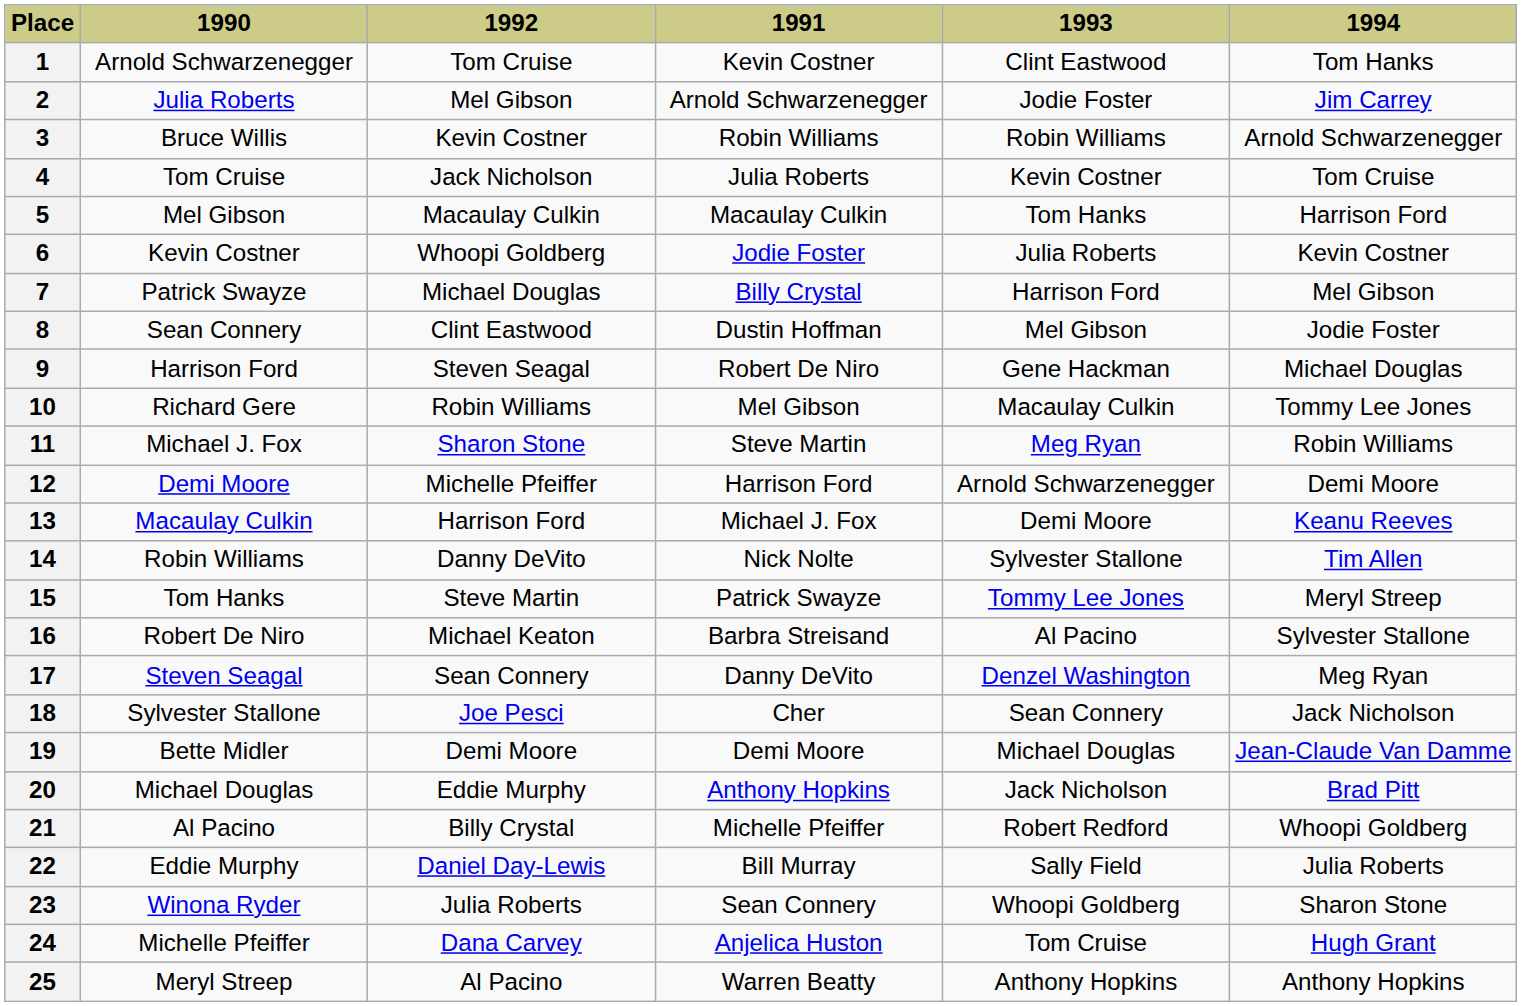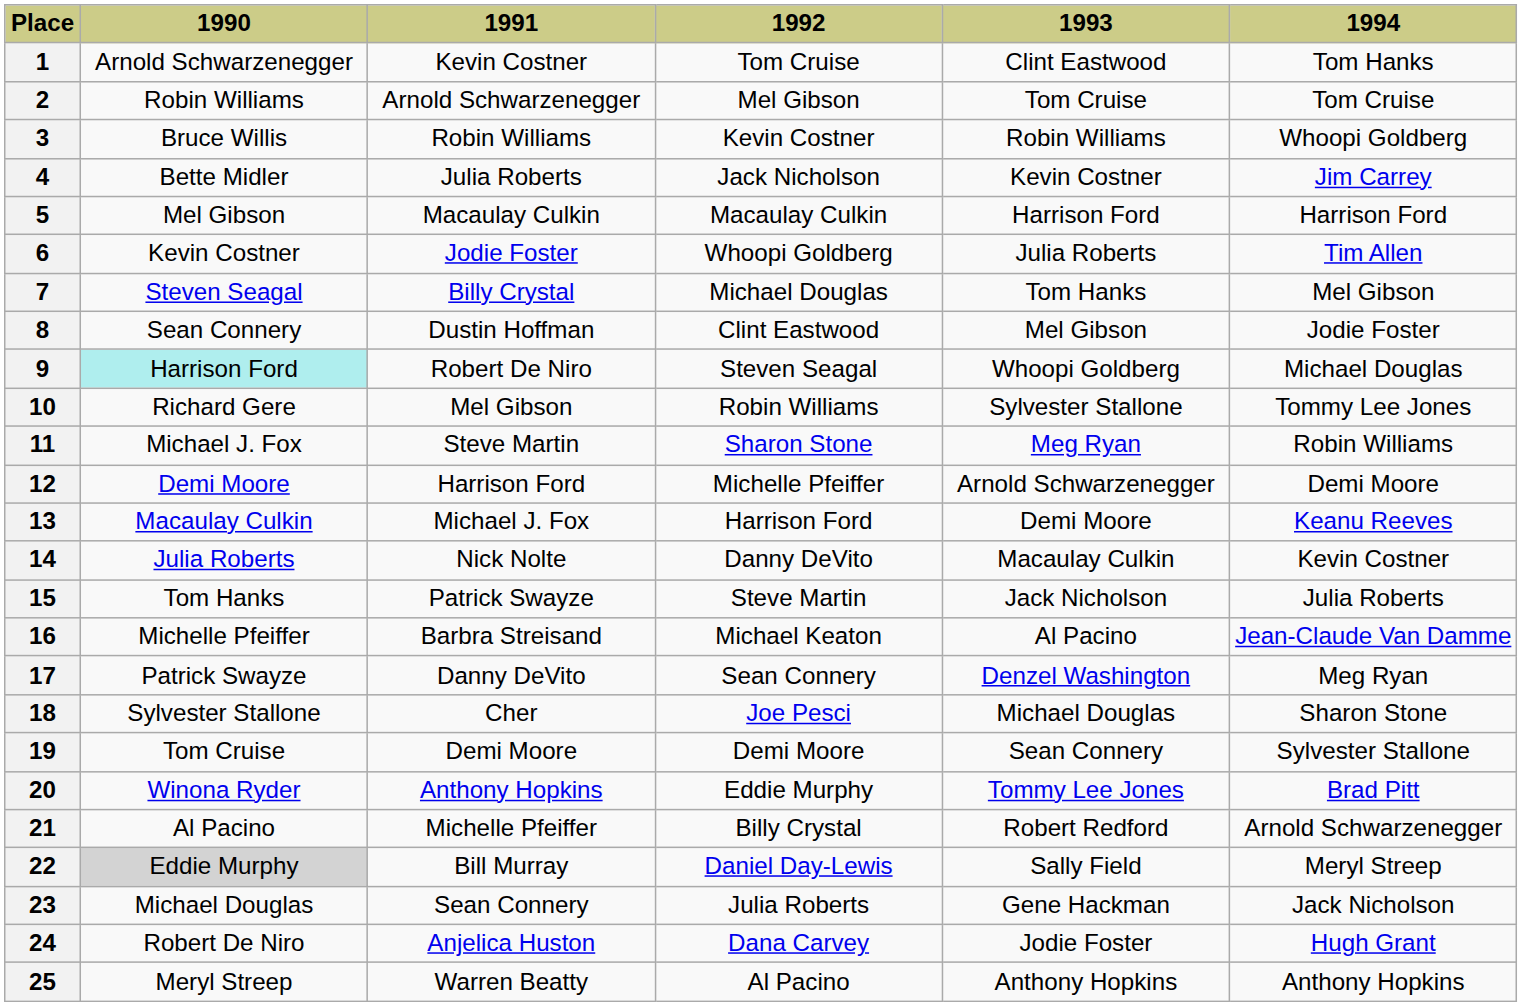columns swapped: (799, 23) <-> (511, 23)
(224, 100) Julia Roberts -> (224, 100) Robin Williams
(1086, 100) Jodie Foster -> (1086, 100) Tom Cruise
(1373, 100) Jim Carrey -> (1373, 100) Tom Cruise
(1373, 138) Arnold Schwarzenegger -> (1373, 138) Whoopi Goldberg
(224, 176) Tom Cruise -> (224, 176) Bette Midler
(1373, 176) Tom Cruise -> (1373, 176) Jim Carrey
(1086, 215) Tom Hanks -> (1086, 215) Harrison Ford
(1373, 253) Kevin Costner -> (1373, 253) Tim Allen
(224, 291) Patrick Swayze -> (224, 291) Steven Seagal
(1086, 291) Harrison Ford -> (1086, 291) Tom Hanks
(224, 368) no background -> (224, 368) paleturquoise background
(1086, 368) Gene Hackman -> (1086, 368) Whoopi Goldberg
(1086, 406) Macaulay Culkin -> (1086, 406) Sylvester Stallone
(224, 560) Robin Williams -> (224, 560) Julia Roberts
(1086, 560) Sylvester Stallone -> (1086, 560) Macaulay Culkin
(1373, 560) Tim Allen -> (1373, 560) Kevin Costner
(1086, 598) Tommy Lee Jones -> (1086, 598) Jack Nicholson
(1373, 598) Meryl Streep -> (1373, 598) Julia Roberts
(224, 636) Robert De Niro -> (224, 636) Michelle Pfeiffer
(1373, 636) Sylvester Stallone -> (1373, 636) Jean-Claude Van Damme
(224, 675) Steven Seagal -> (224, 675) Patrick Swayze
(1086, 713) Sean Connery -> (1086, 713) Michael Douglas
(1373, 713) Jack Nicholson -> (1373, 713) Sharon Stone
(224, 751) Bette Midler -> (224, 751) Tom Cruise
(1086, 751) Michael Douglas -> (1086, 751) Sean Connery
(1373, 751) Jean-Claude Van Damme -> (1373, 751) Sylvester Stallone
(224, 789) Michael Douglas -> (224, 789) Winona Ryder
(1086, 789) Jack Nicholson -> (1086, 789) Tommy Lee Jones
(1373, 828) Whoopi Goldberg -> (1373, 828) Arnold Schwarzenegger
(224, 866) no background -> (224, 866) lightgrey background
(1373, 866) Julia Roberts -> (1373, 866) Meryl Streep
(224, 904) Winona Ryder -> (224, 904) Michael Douglas
(1086, 904) Whoopi Goldberg -> (1086, 904) Gene Hackman
(1373, 904) Sharon Stone -> (1373, 904) Jack Nicholson
(224, 943) Michelle Pfeiffer -> (224, 943) Robert De Niro
(1086, 943) Tom Cruise -> (1086, 943) Jodie Foster
